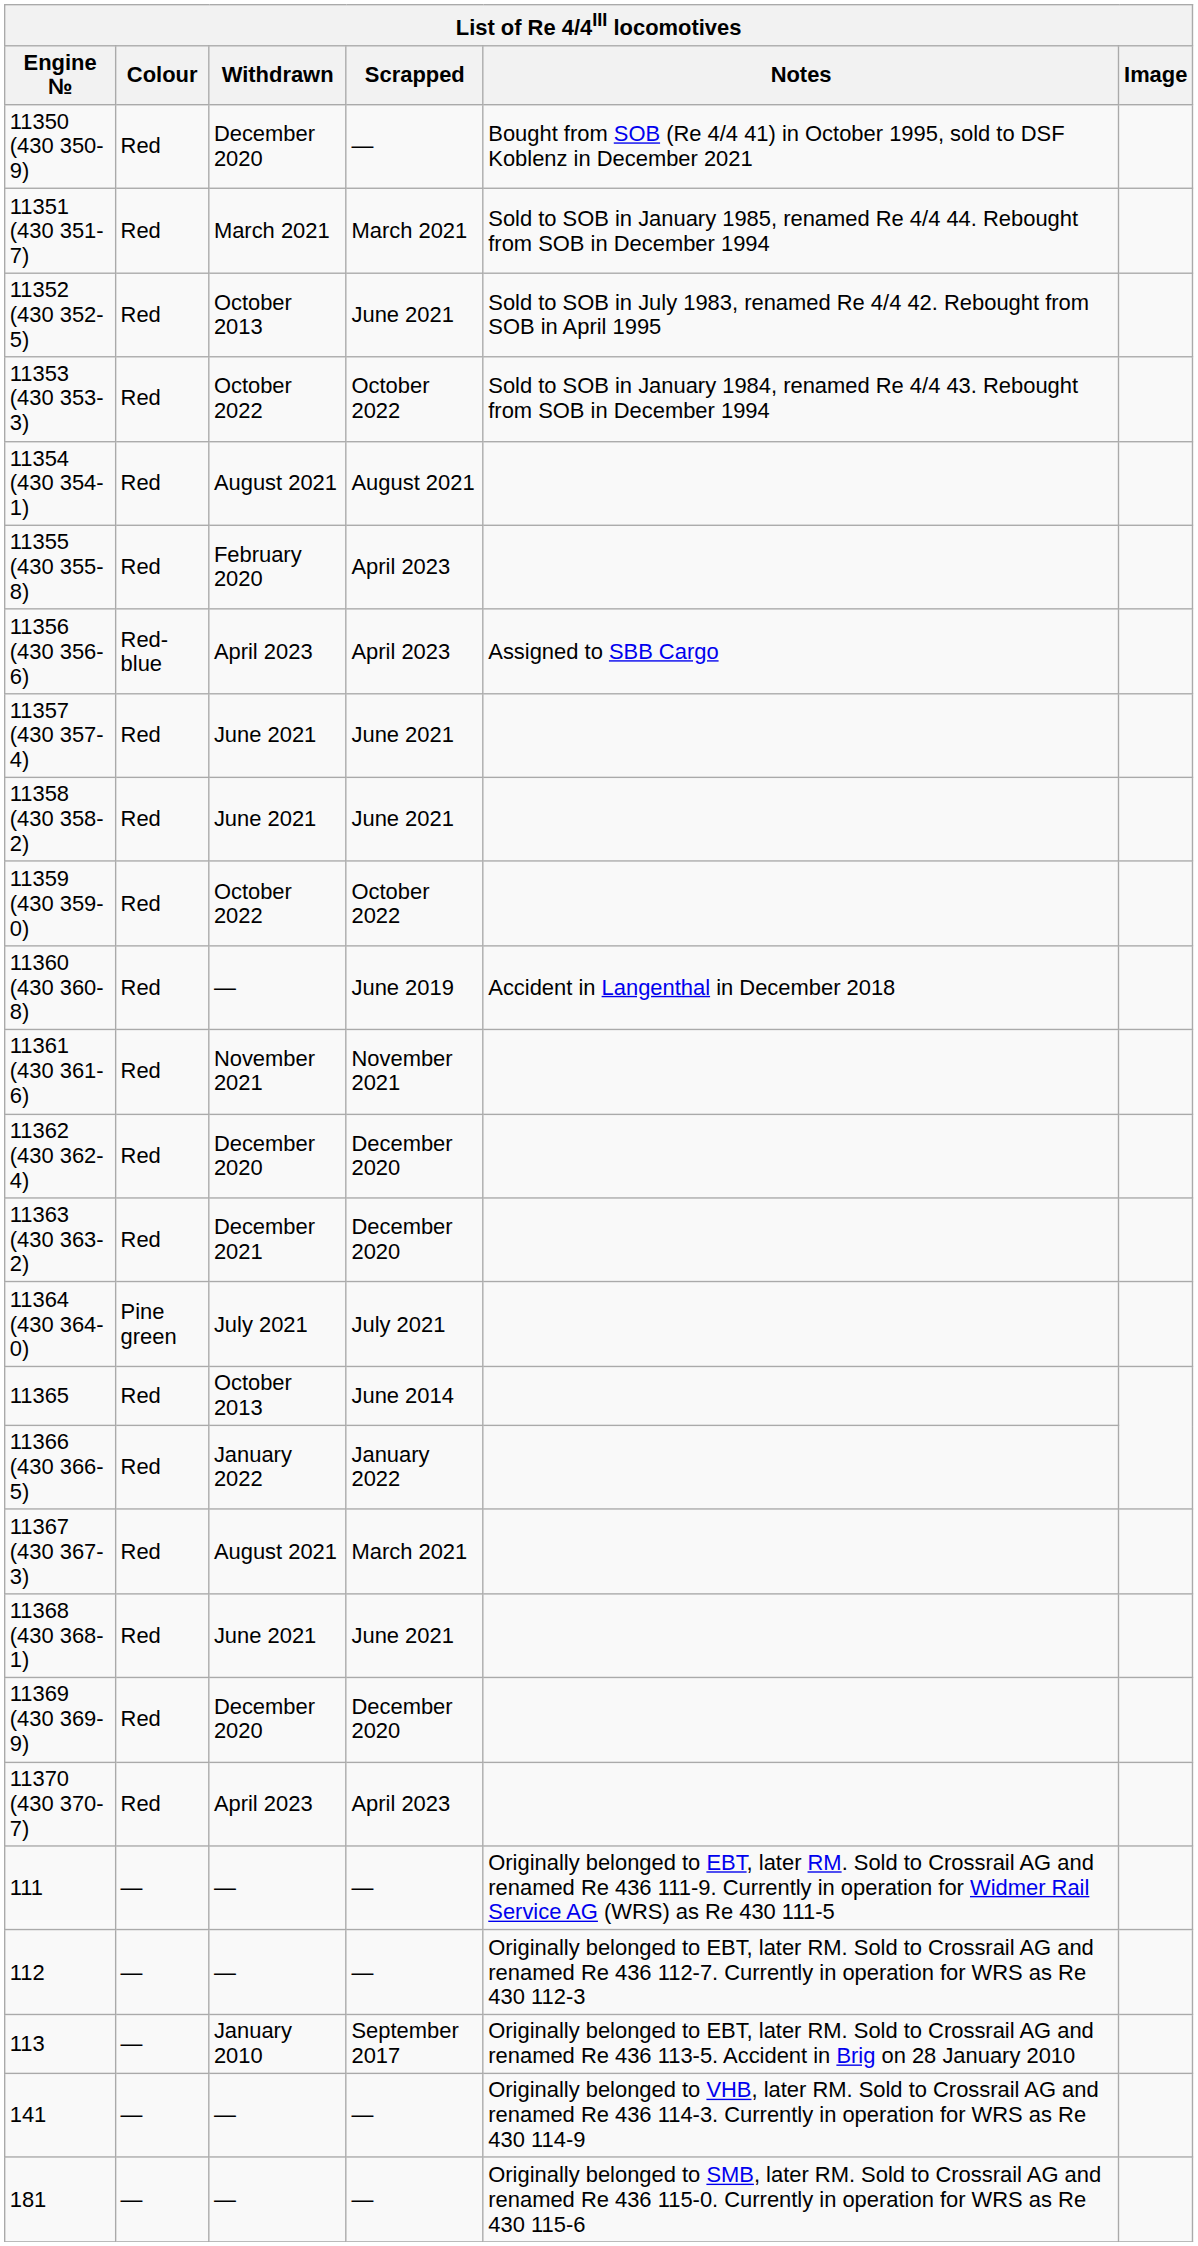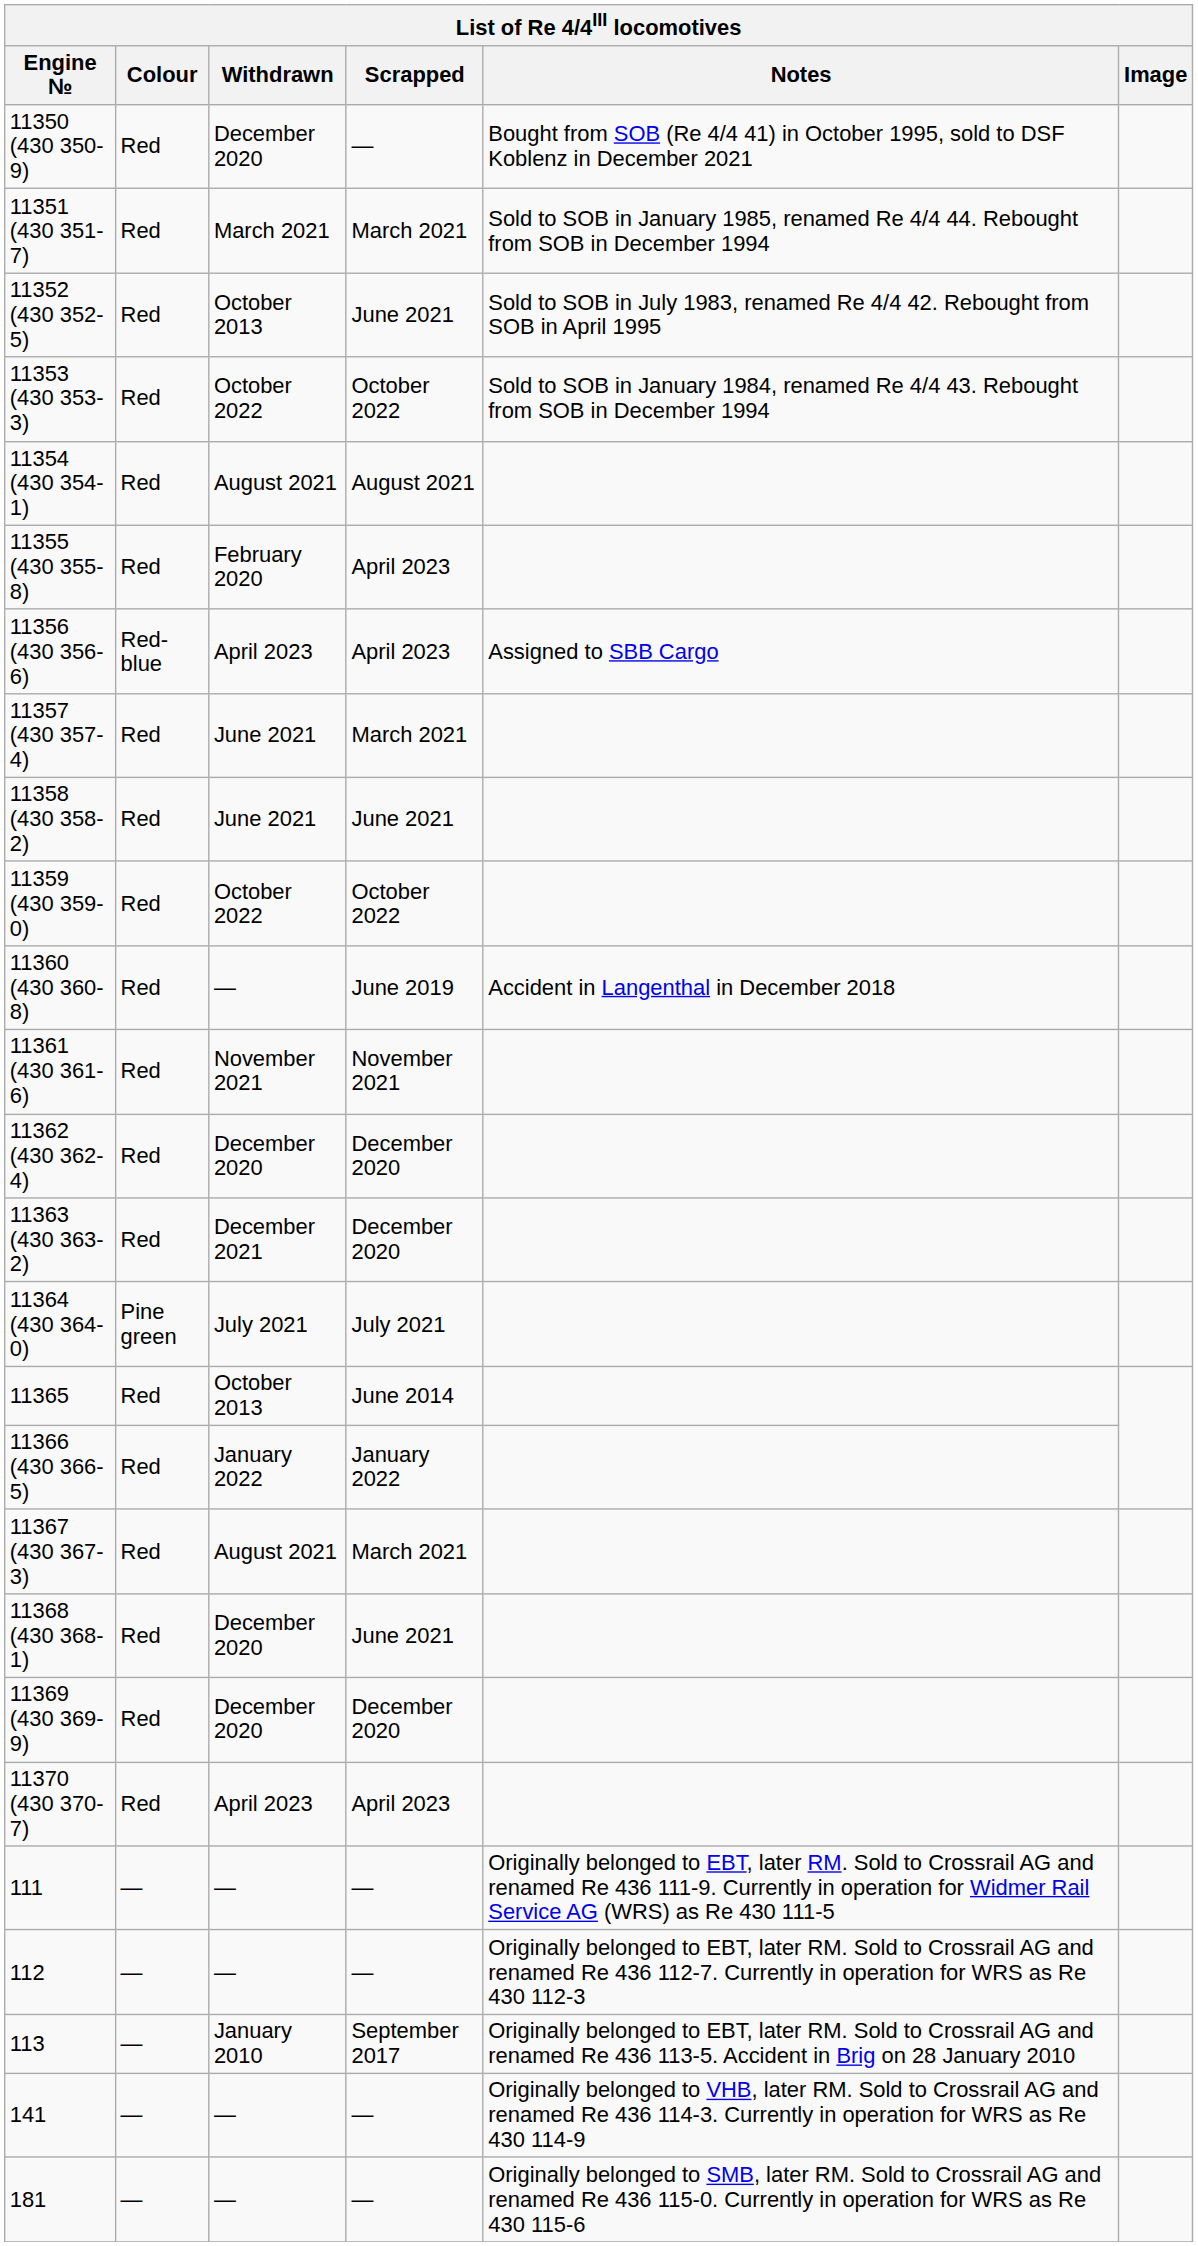(403, 735) June 2021 -> (409, 735) March 2021
(265, 1635) June 2021 -> (264, 1635) December 2020
